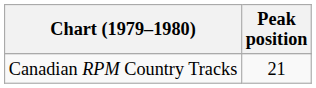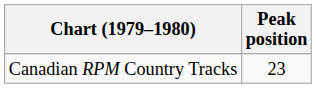(277, 68) 21 -> (277, 68) 23
